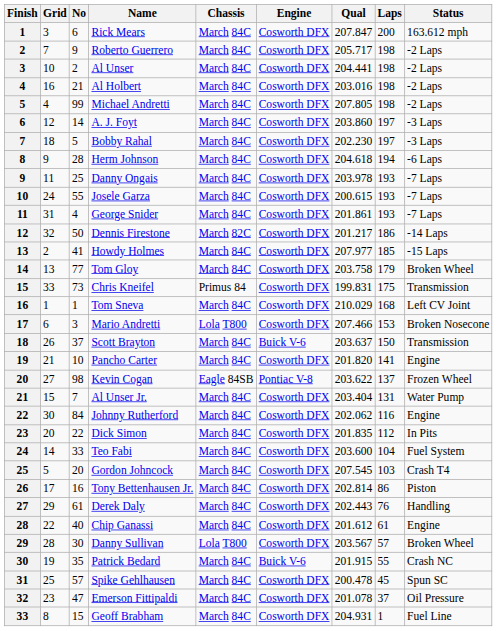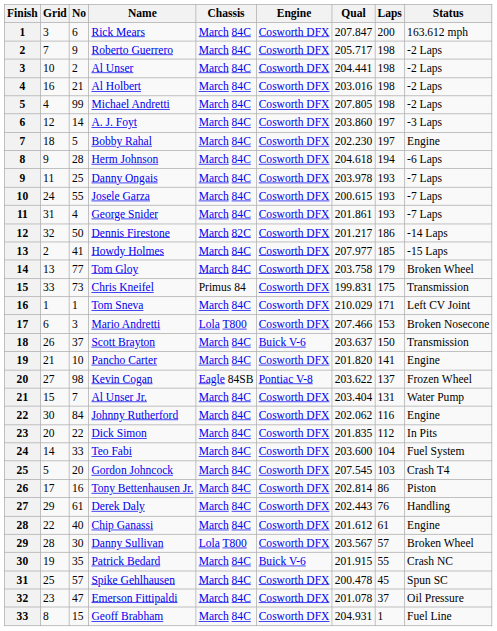(425, 141) -3 Laps -> (423, 141) Engine
(386, 305) 168 -> (386, 305) 171
